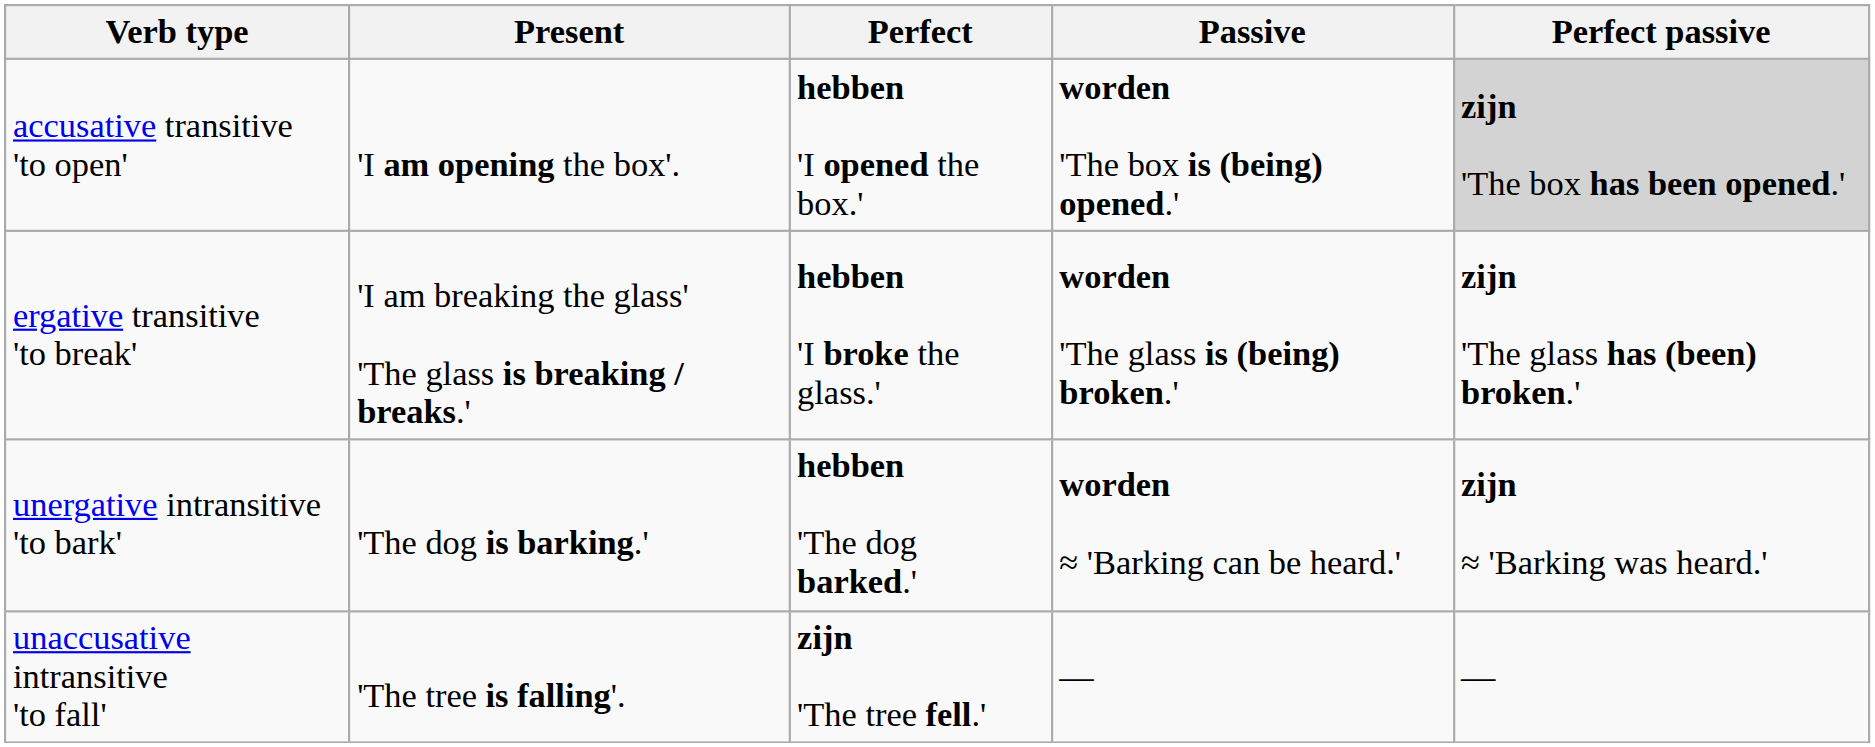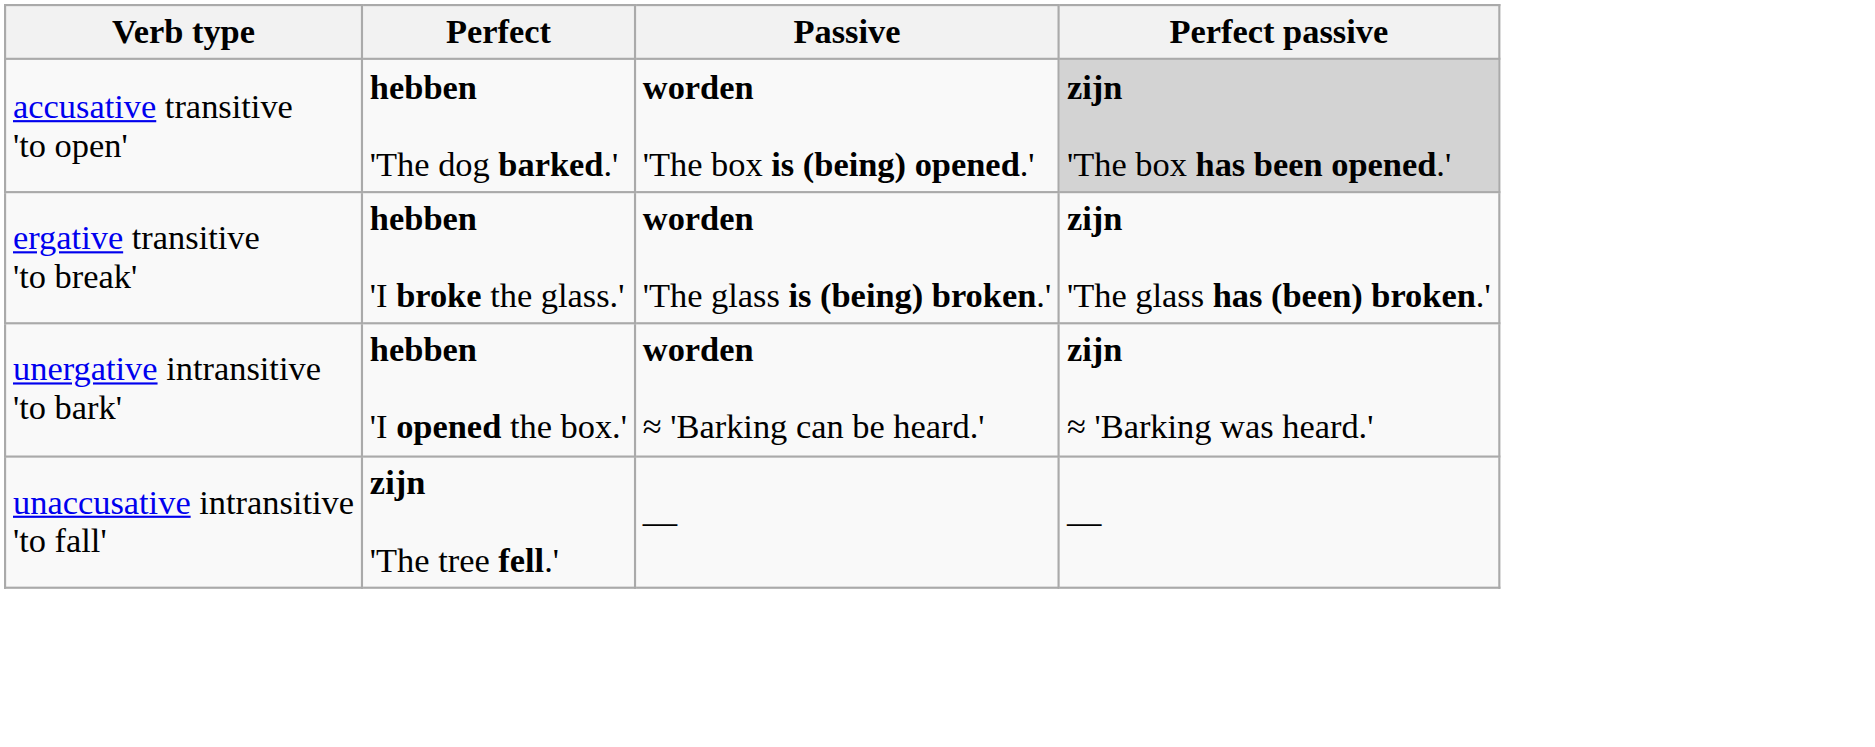- column: (569, 31)
(888, 144) hebben 'I opened the box.' -> (494, 125) hebben 'The dog barked.'
(857, 524) hebben 'The dog barked.' -> (498, 388) hebben 'I opened the box.'
